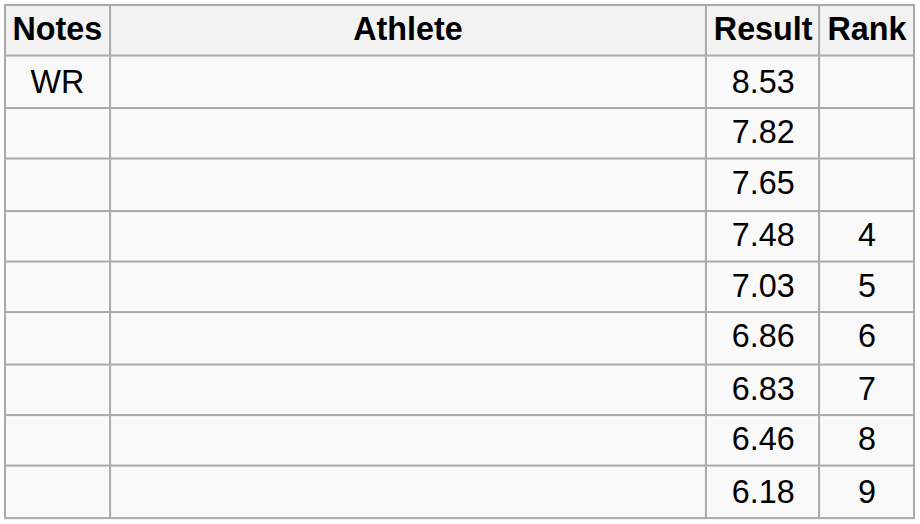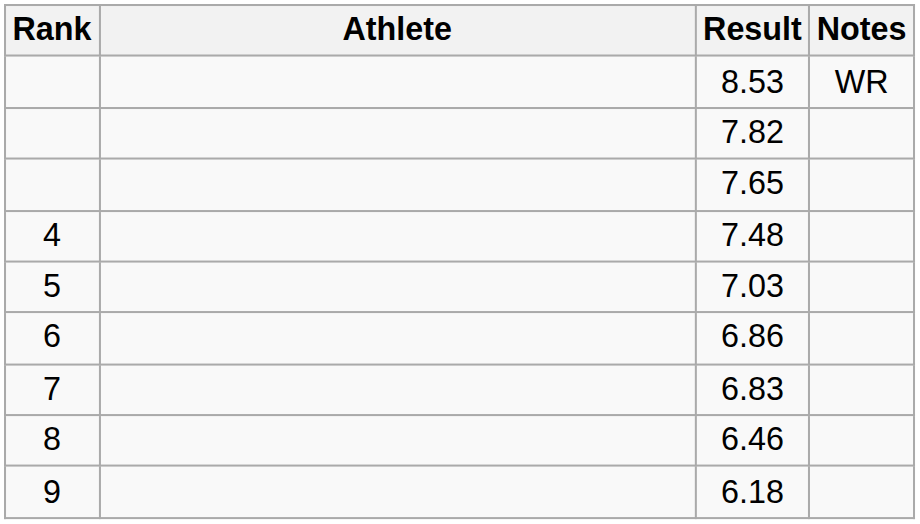columns swapped: (867, 30) <-> (57, 30)
